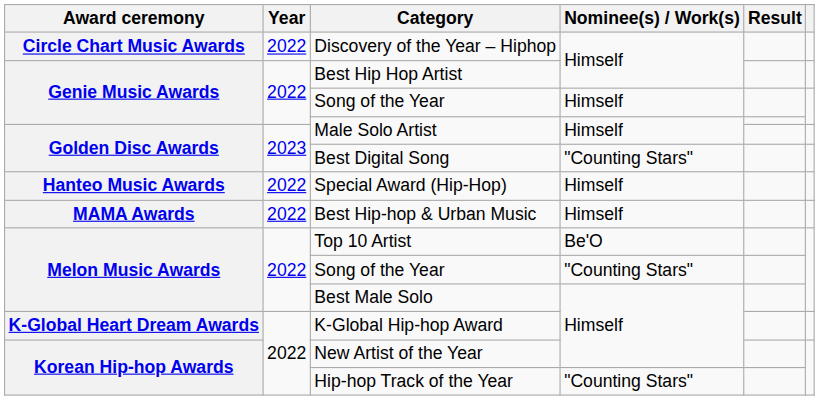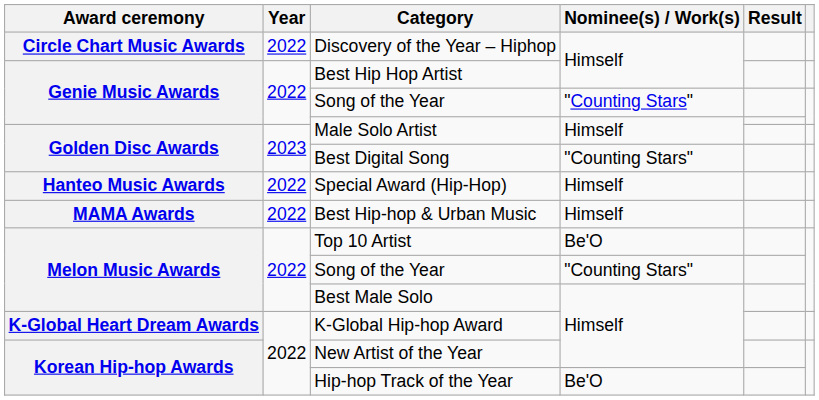(593, 102) Himself -> (629, 102) "Counting Stars"
(629, 381) "Counting Stars" -> (583, 381) Be'O
